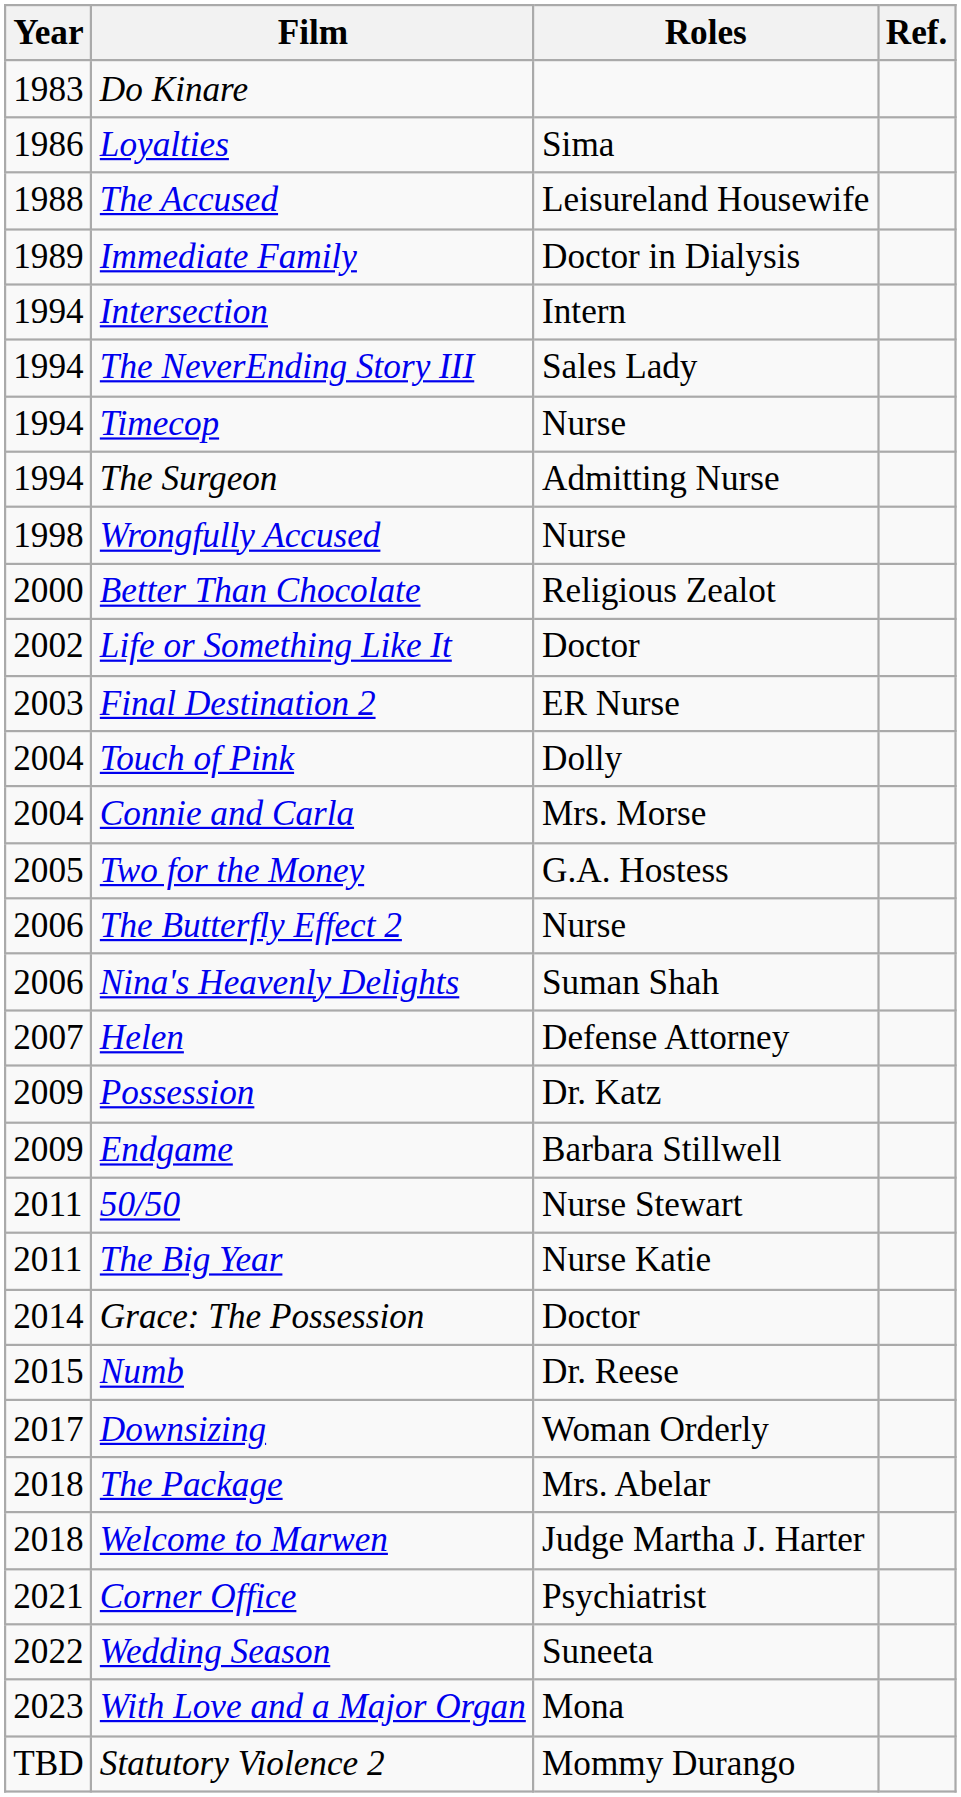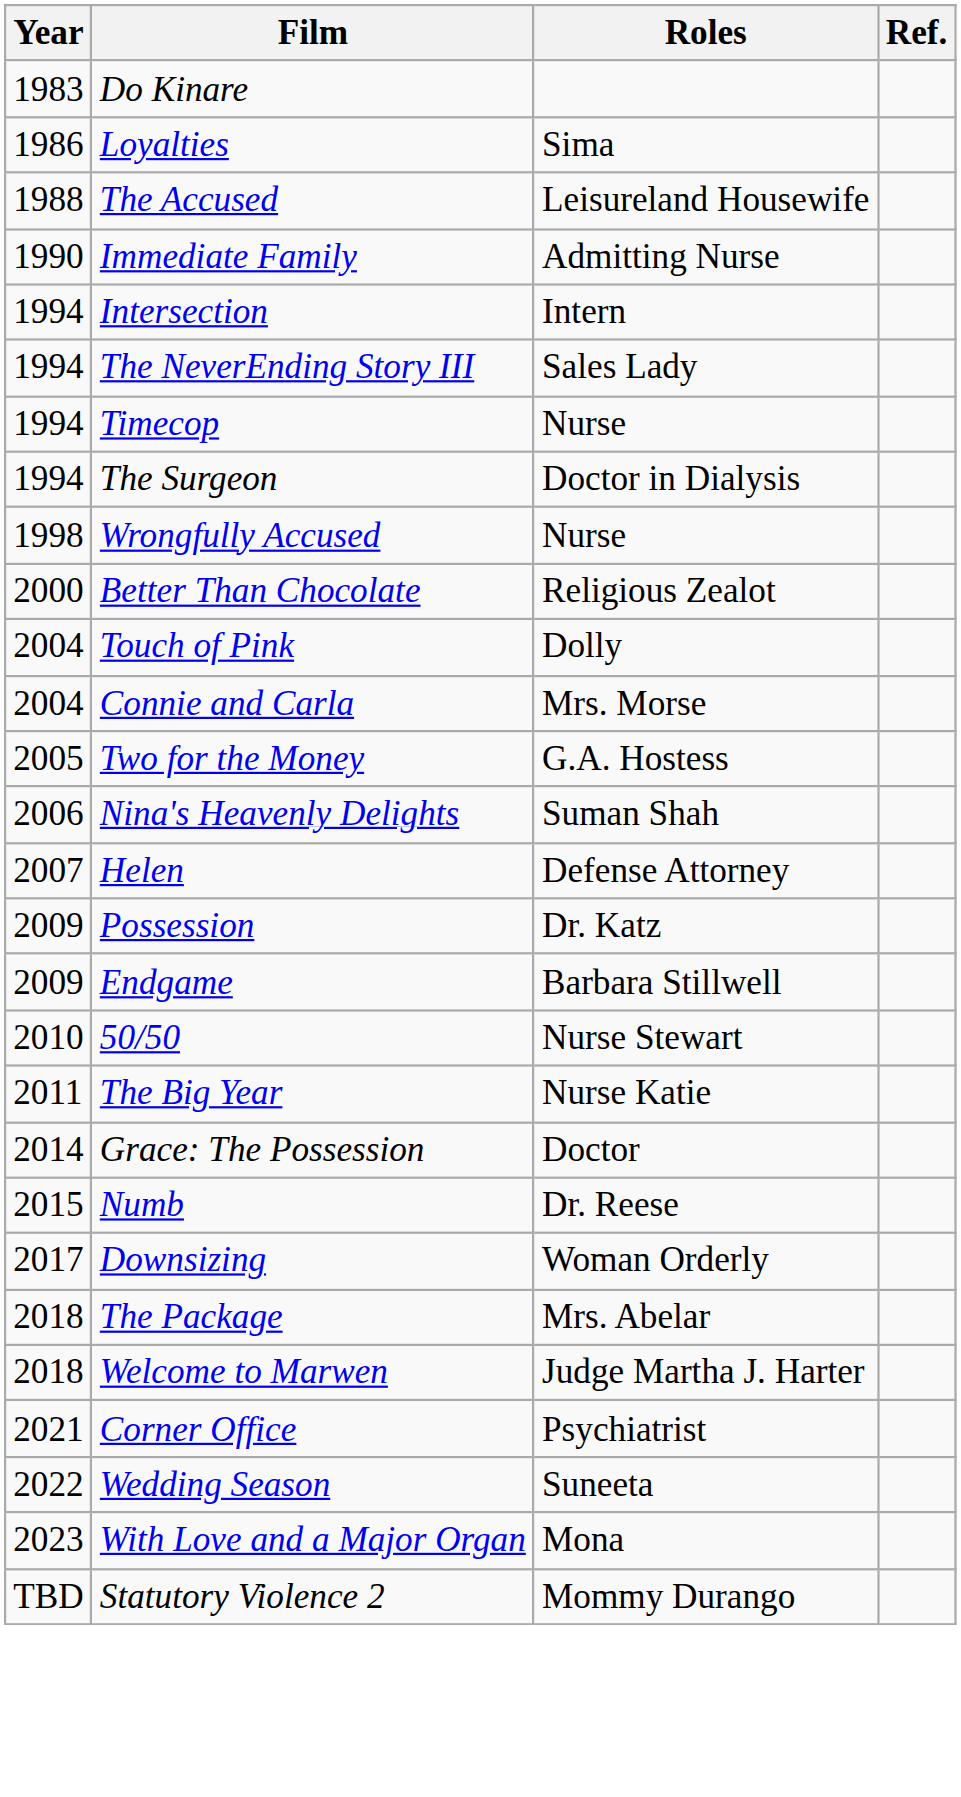(48, 255) 1989 -> (48, 255) 1990
(671, 255) Doctor in Dialysis -> (661, 255) Admitting Nurse
(661, 479) Admitting Nurse -> (671, 479) Doctor in Dialysis
- row: (276, 646)
- row: (238, 702)
- row: (251, 925)
(48, 1204) 2011 -> (48, 1037) 2010
